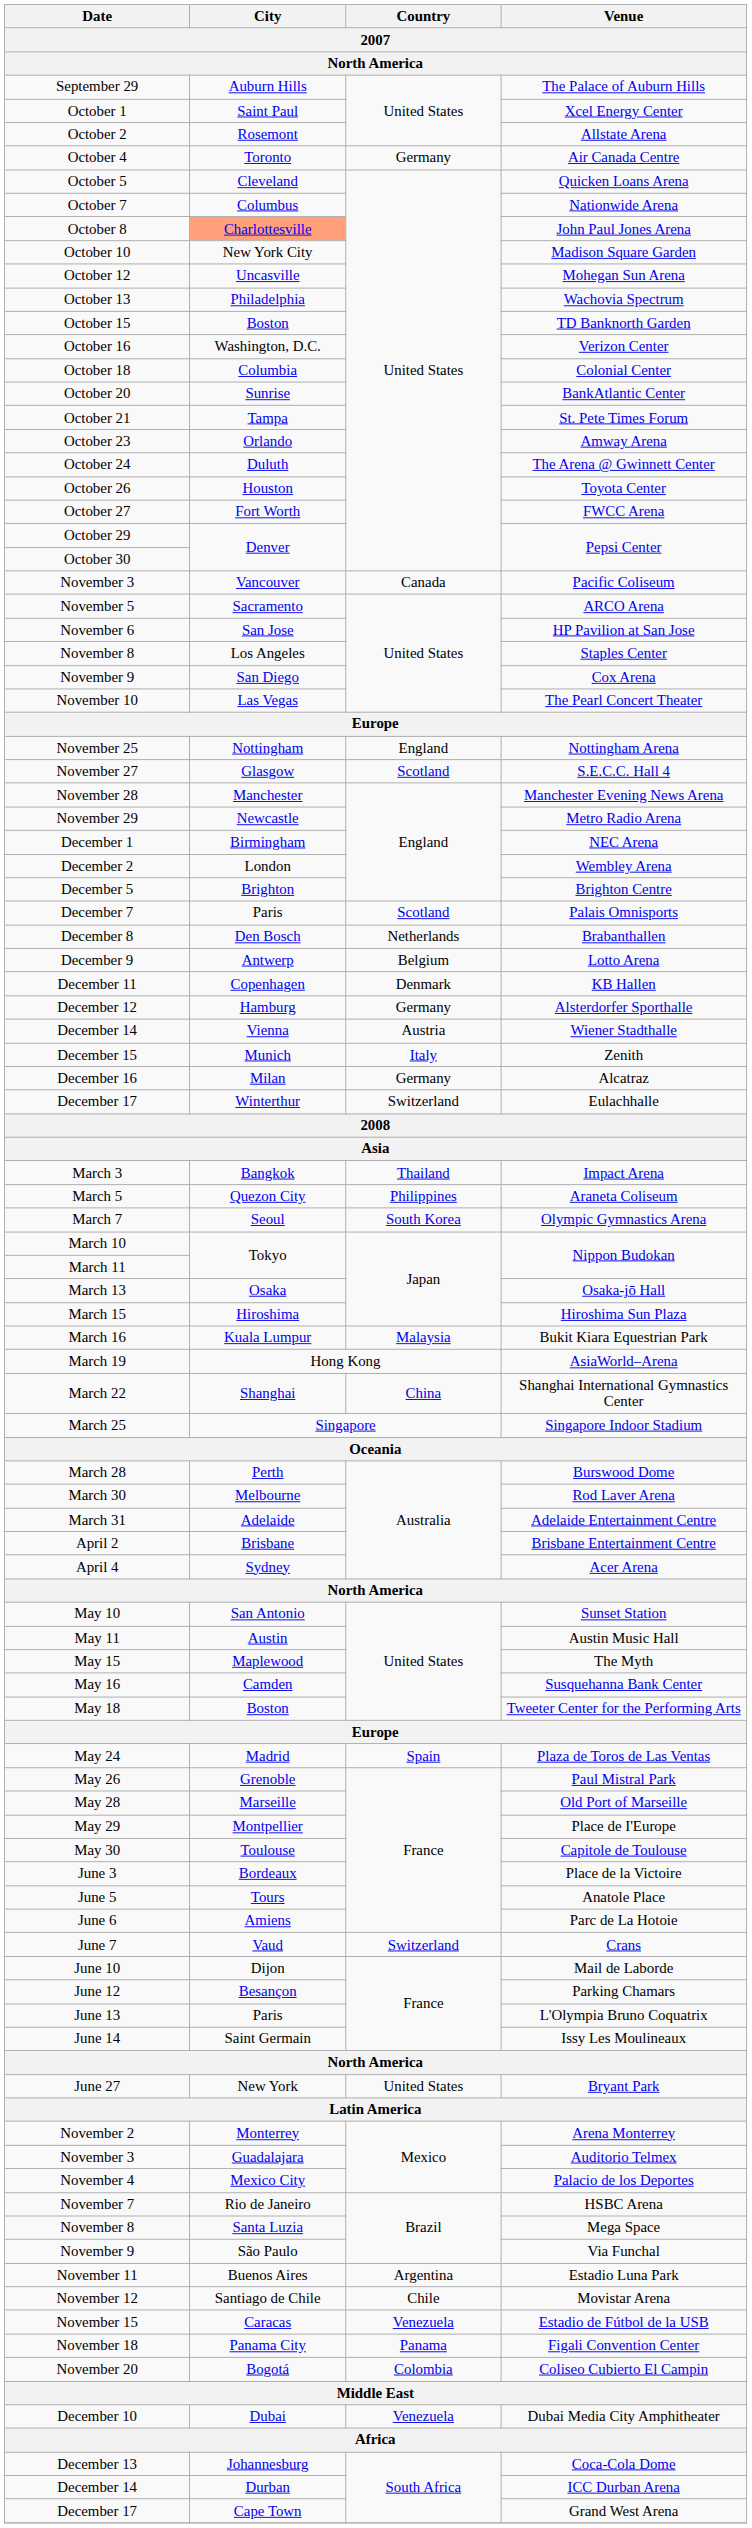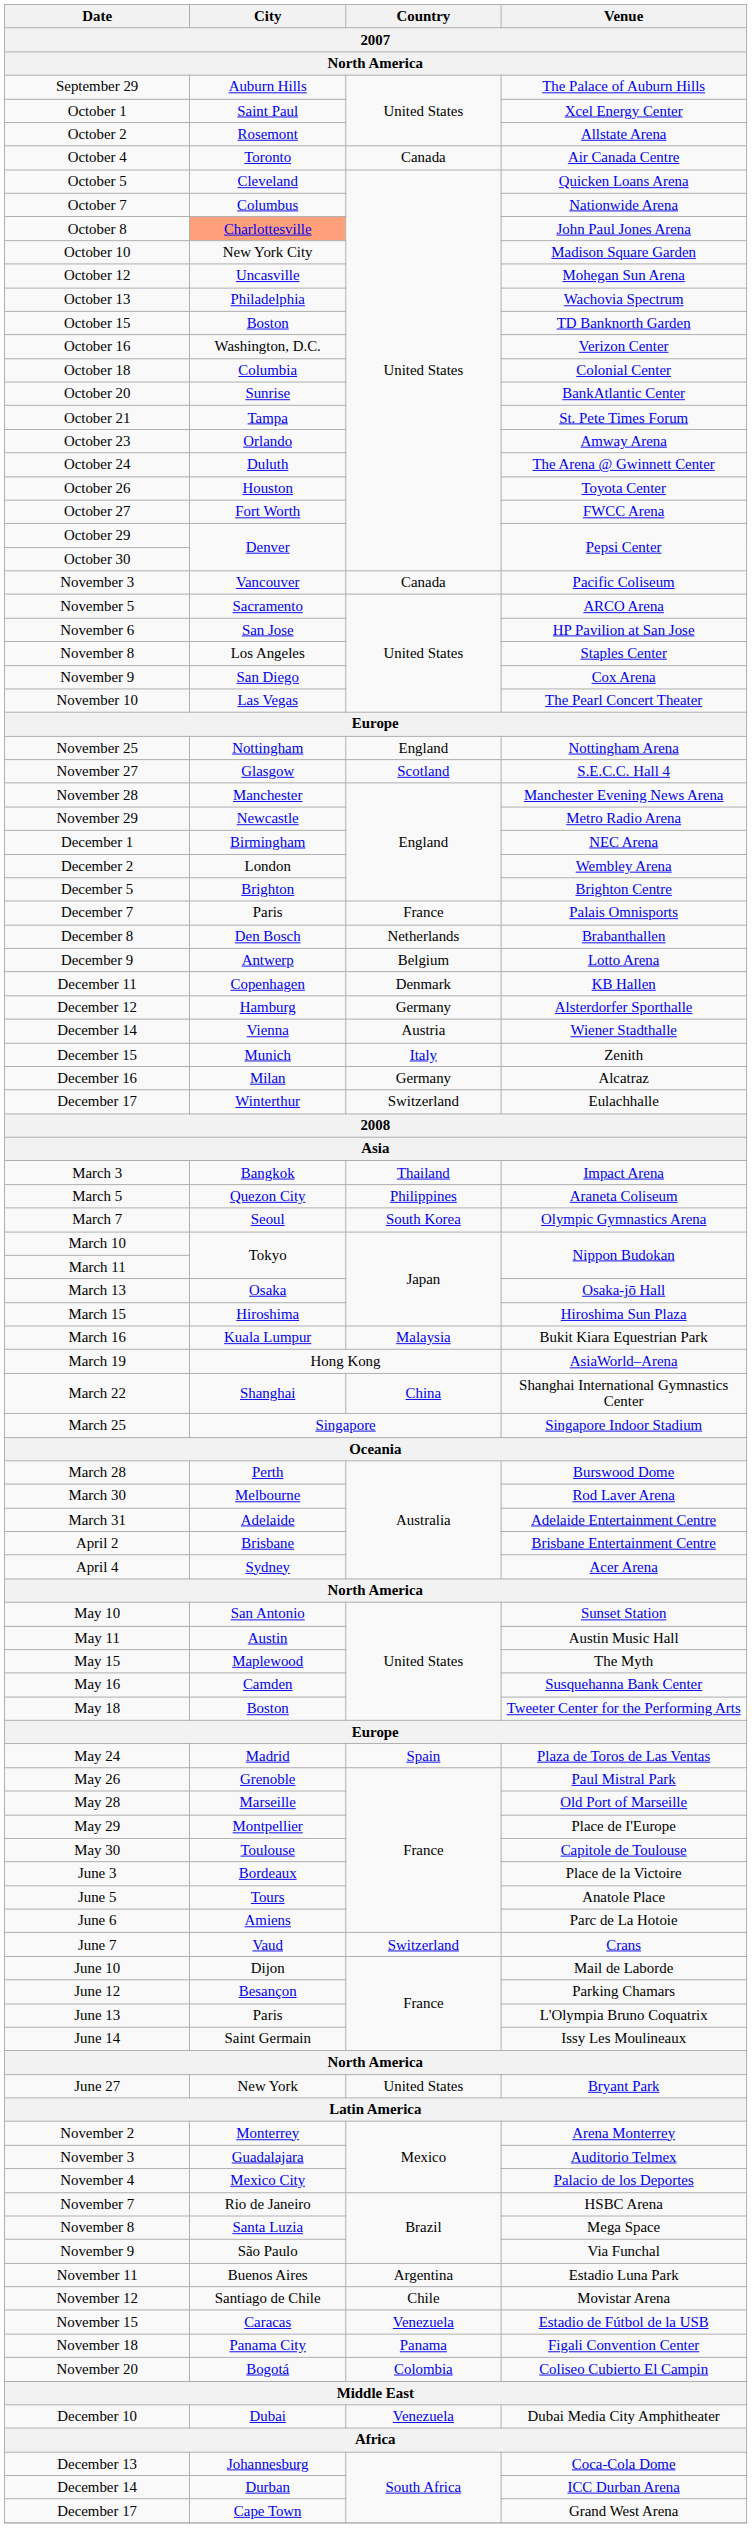(423, 157) Germany -> (423, 157) Canada
(423, 913) Scotland -> (423, 913) France
